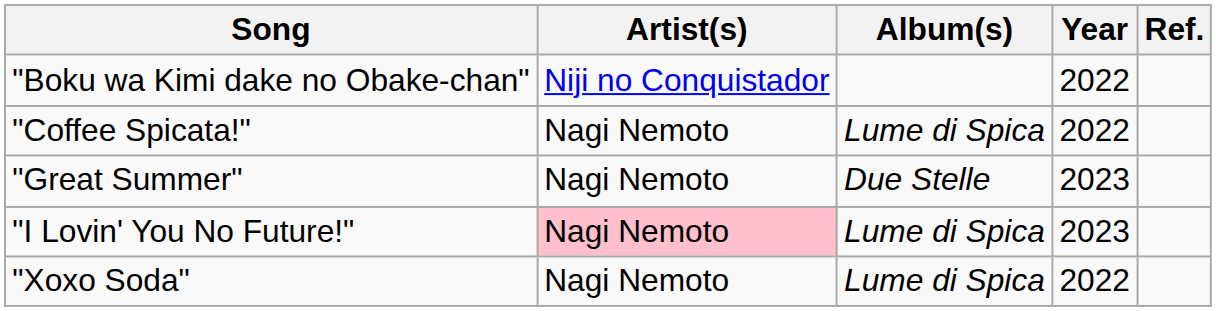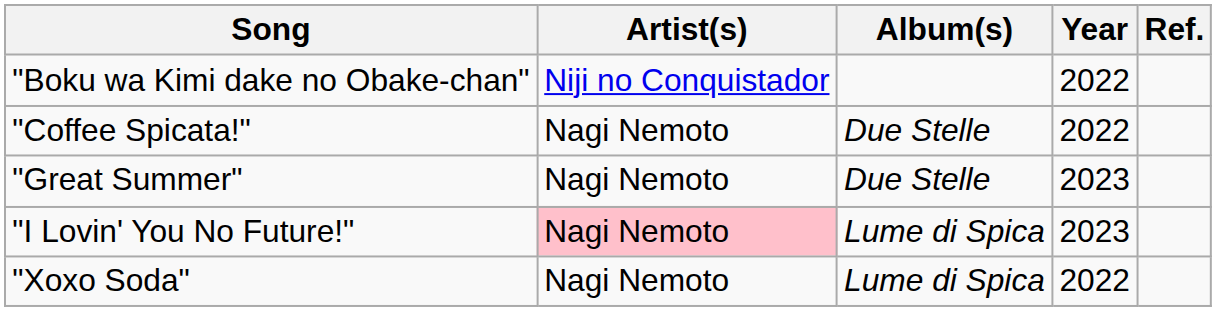(944, 130) Lume di Spica -> (917, 130) Due Stelle
